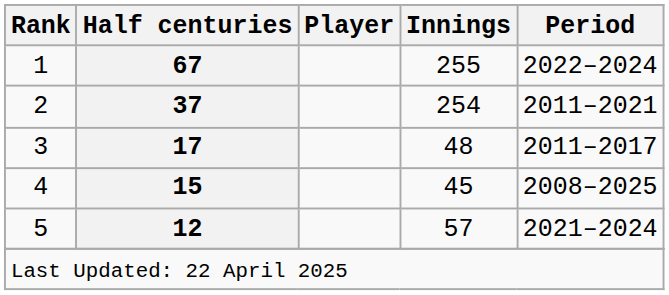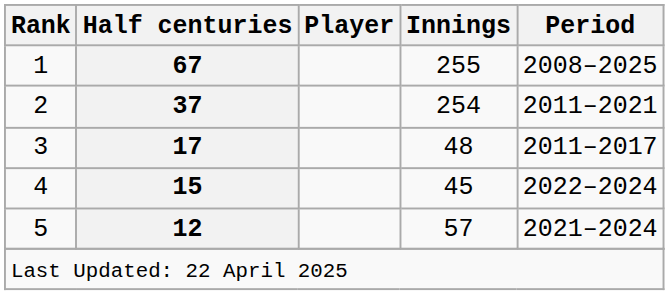(590, 66) 2022–2024 -> (590, 66) 2008–2025
(590, 188) 2008–2025 -> (590, 188) 2022–2024
